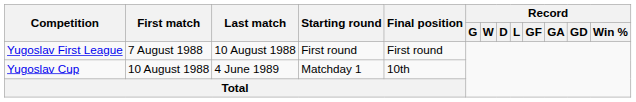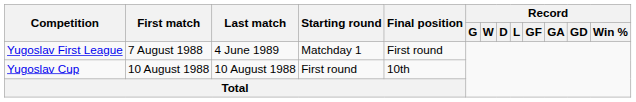(255, 50) 10 August 1988 -> (247, 50) 4 June 1989
(329, 50) First round -> (331, 50) Matchday 1
(247, 69) 4 June 1989 -> (255, 69) 10 August 1988
(331, 69) Matchday 1 -> (329, 69) First round
